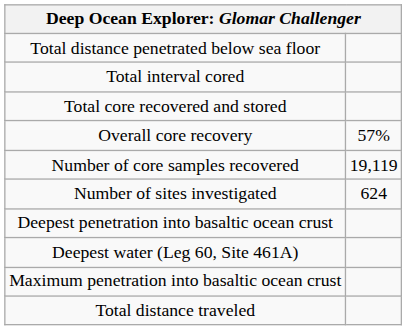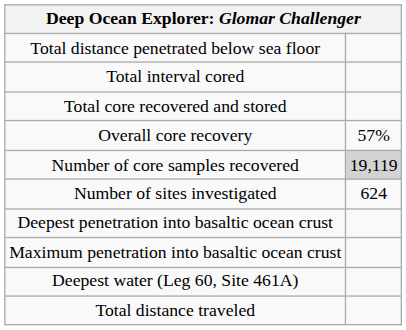(374, 164) no background -> (374, 164) lightgrey background
rows swapped: (175, 281) <-> (175, 252)
